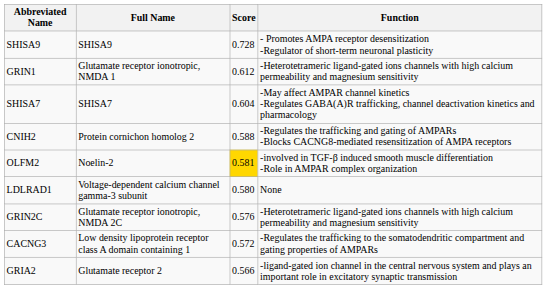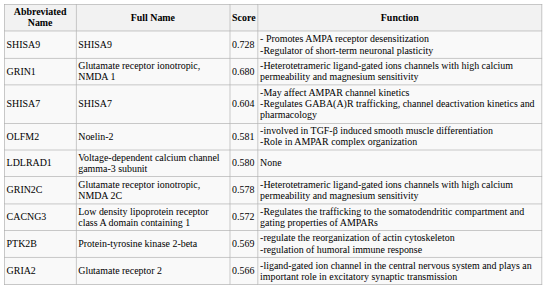(243, 71) 0.612 -> (243, 71) 0.680
- row: (21, 136)
(243, 163) gold background -> (243, 136) no background
(243, 217) 0.576 -> (243, 190) 0.578
+ row: (22, 244)
